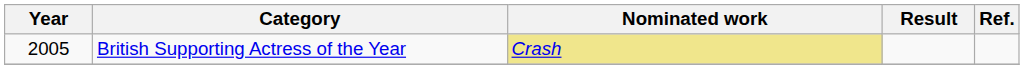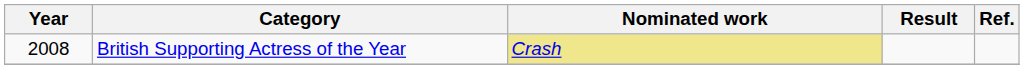(49, 49) 2005 -> (49, 49) 2008
